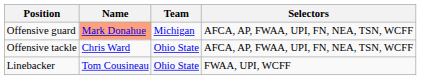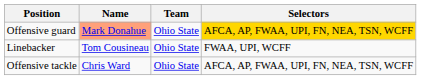(174, 31) Michigan -> (176, 31) Ohio State
(309, 31) no background -> (309, 31) gold background
rows swapped: (42, 48) <-> (31, 66)
